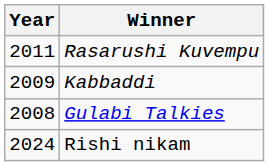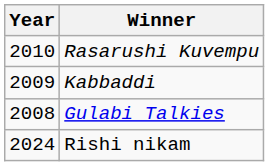(32, 51) 2011 -> (32, 51) 2010
